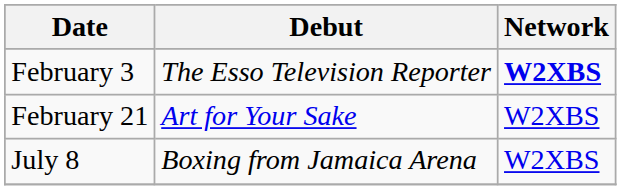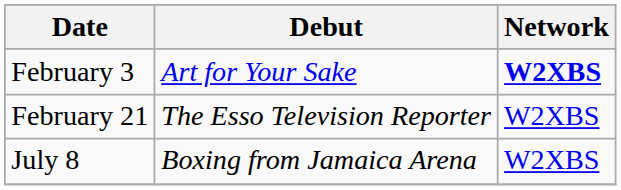(326, 71) The Esso Television Reporter -> (259, 71) Art for Your Sake
(259, 116) Art for Your Sake -> (326, 116) The Esso Television Reporter
